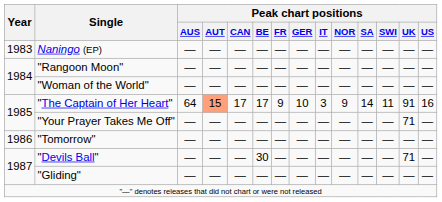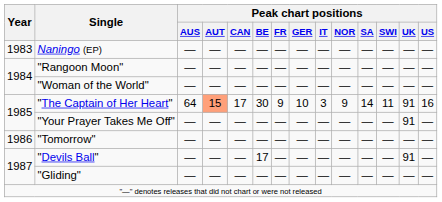(262, 103) 17 -> (262, 103) 30
(409, 121) 71 -> (409, 121) 91
(262, 157) 30 -> (262, 157) 17
(409, 157) 71 -> (409, 157) 91
